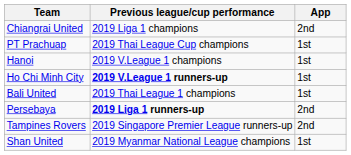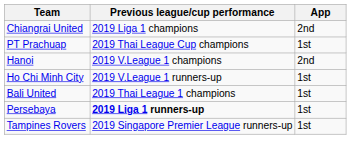(304, 61) 1st -> (306, 61) 2nd
(160, 77) bold -> (157, 77) normal
(306, 110) 2nd -> (304, 110) 1st
(306, 126) 2nd -> (304, 126) 1st
- row: (35, 142)
